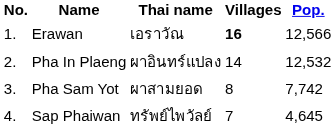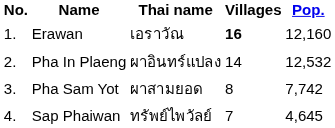(308, 34) 12,566 -> (308, 34) 12,160
